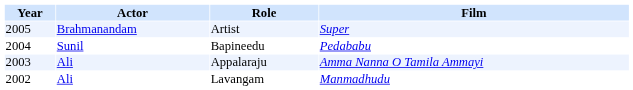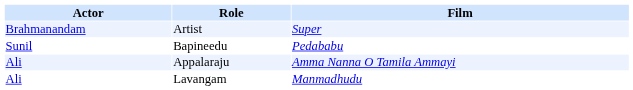- column: (30, 12)
